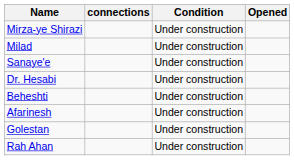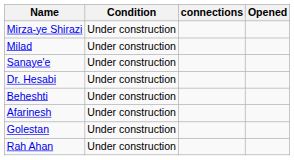columns swapped: (118, 12) <-> (199, 12)
